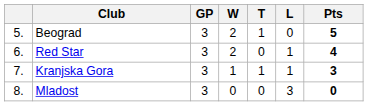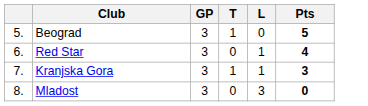- column: (233, 14)
